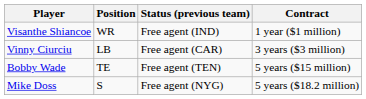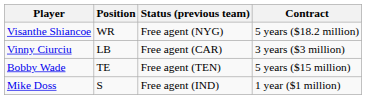(180, 31) Free agent (IND) -> (182, 31) Free agent (NYG)
(298, 31) 1 year ($1 million) -> (307, 31) 5 years ($18.2 million)
(182, 85) Free agent (NYG) -> (180, 85) Free agent (IND)
(307, 85) 5 years ($18.2 million) -> (298, 85) 1 year ($1 million)
